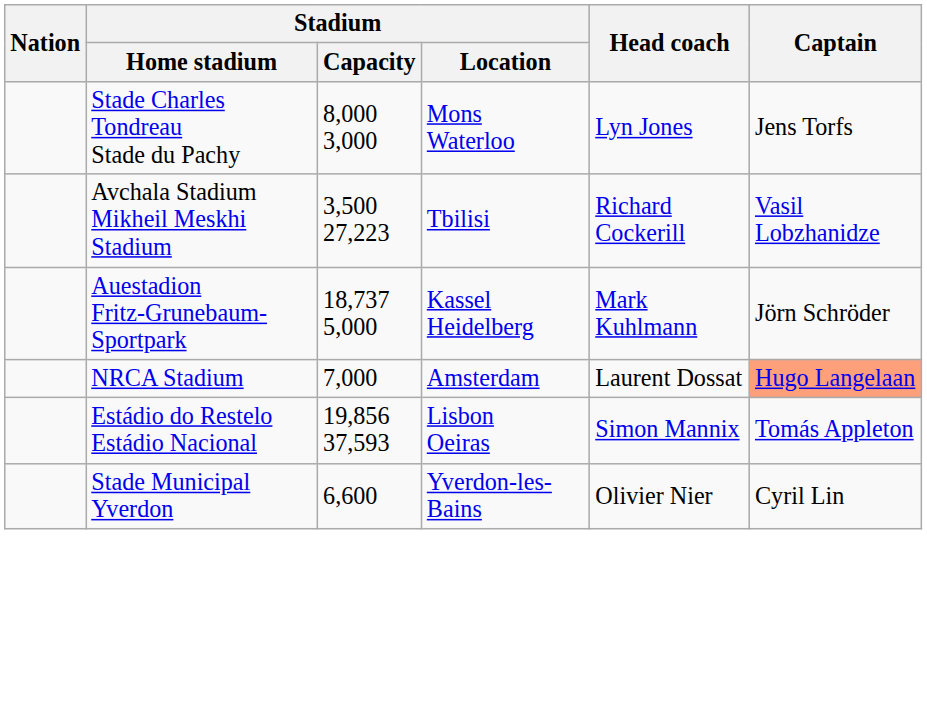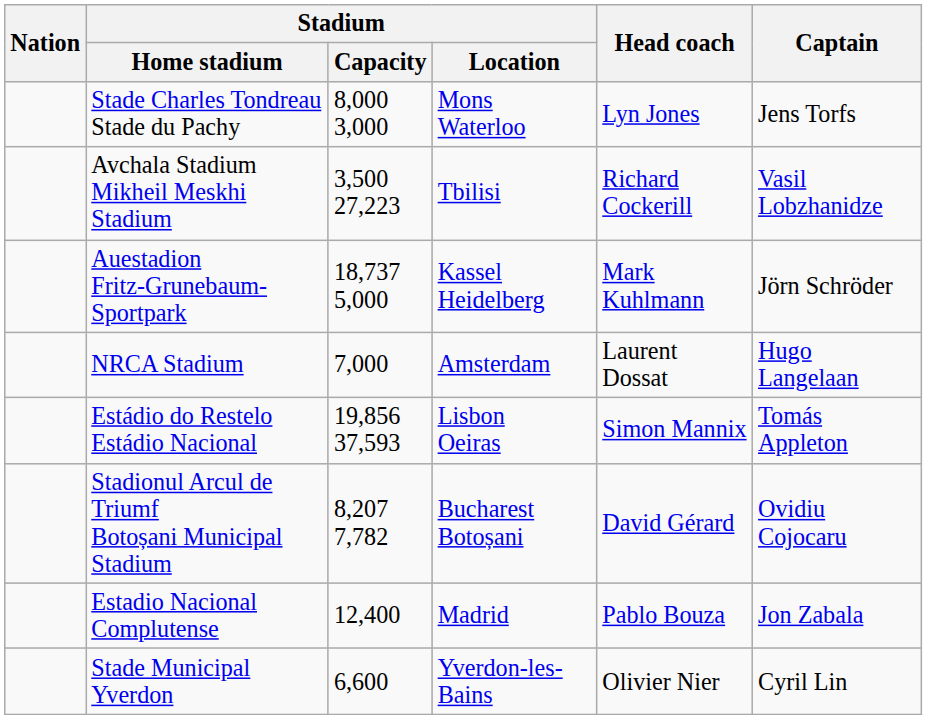(835, 378) lightsalmon background -> (808, 364) no background
+ row: (187, 522)
+ row: (174, 615)
